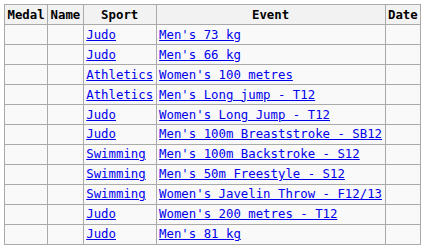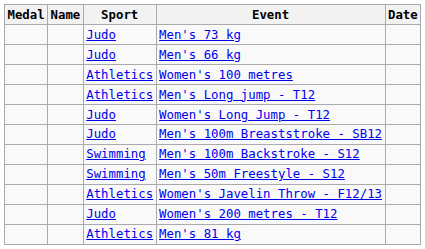(116, 194) Swimming -> (120, 194) Athletics
(101, 234) Judo -> (120, 234) Athletics
